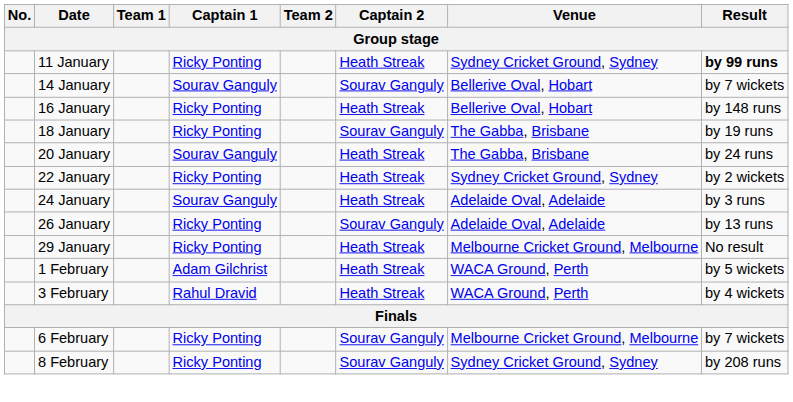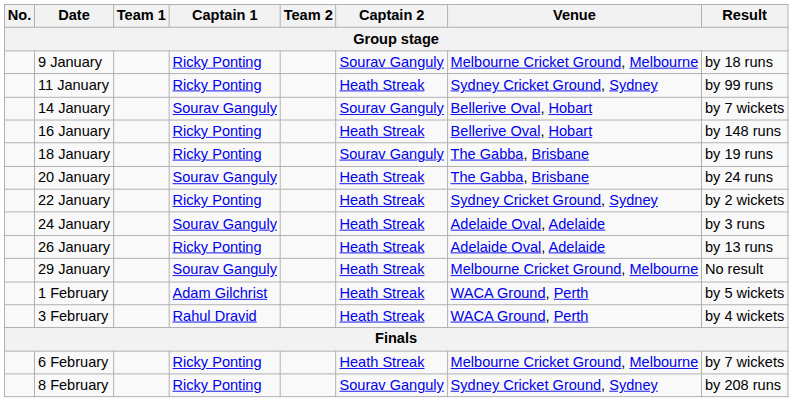+ row: (70, 62)
(741, 62) bold -> (739, 85) normal
(392, 223) Sourav Ganguly -> (382, 246) Heath Streak
(217, 246) Ricky Ponting -> (225, 270) Sourav Ganguly
(392, 339) Sourav Ganguly -> (382, 362) Heath Streak
